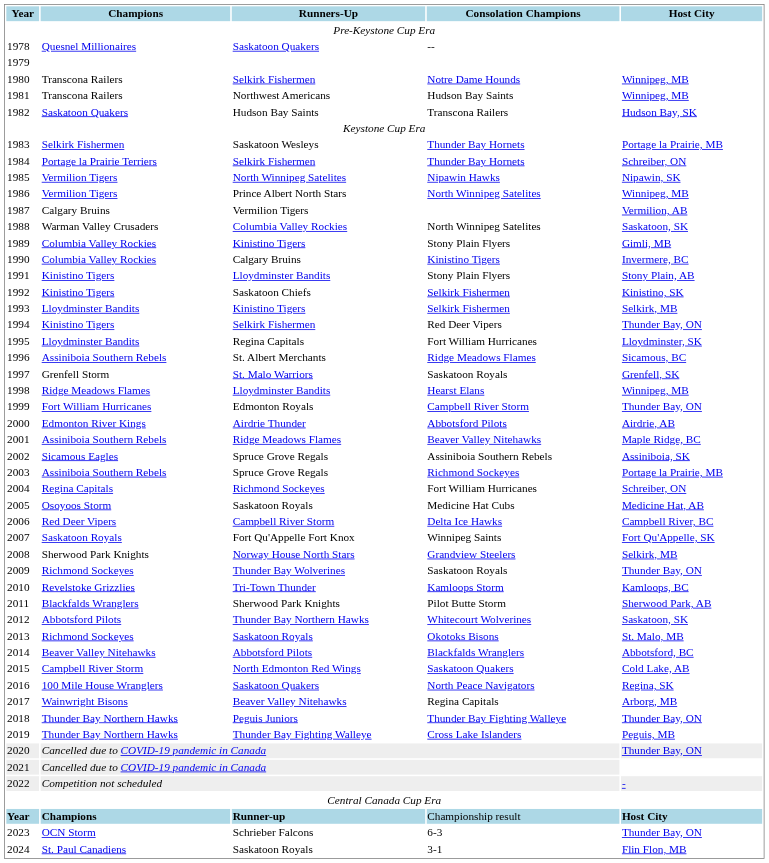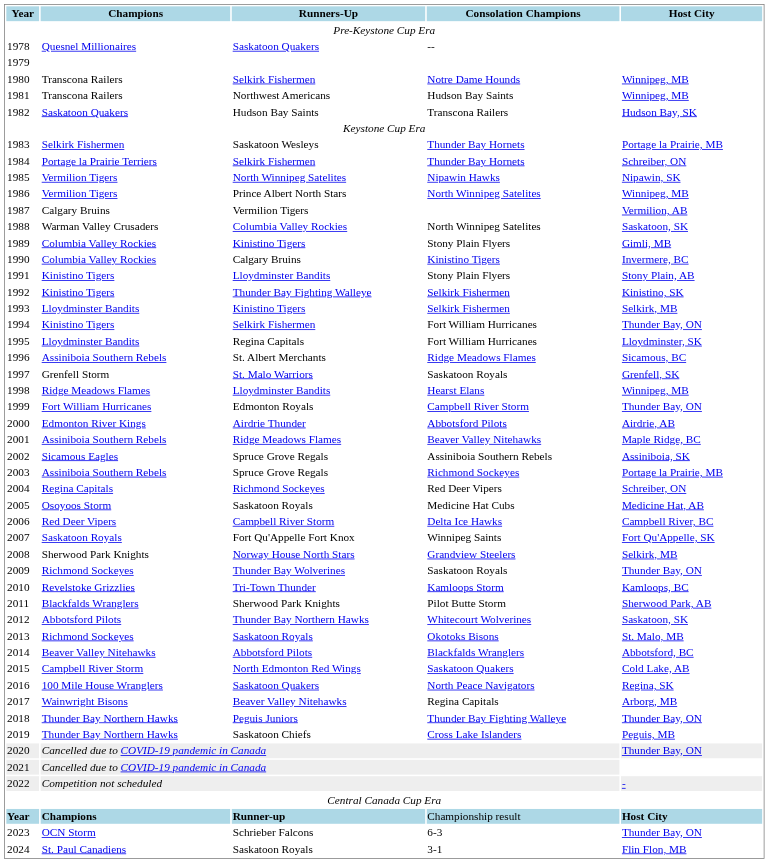(272, 292) Saskatoon Chiefs -> (302, 292) Thunder Bay Fighting Walleye
(465, 325) Red Deer Vipers -> (482, 325) Fort William Hurricanes
(482, 488) Fort William Hurricanes -> (465, 488) Red Deer Vipers
(302, 734) Thunder Bay Fighting Walleye -> (272, 734) Saskatoon Chiefs
